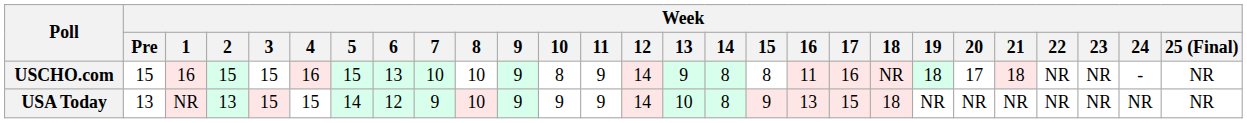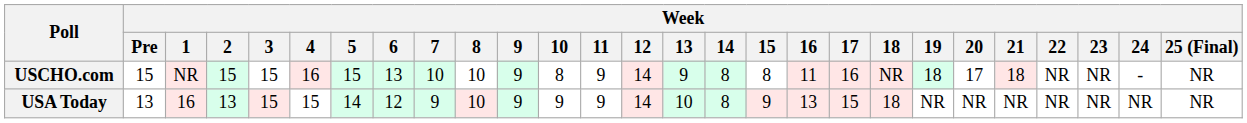(186, 74) 16 -> (186, 74) NR
(186, 103) NR -> (186, 103) 16
